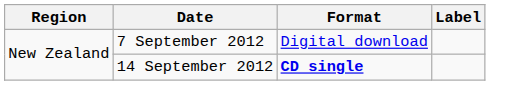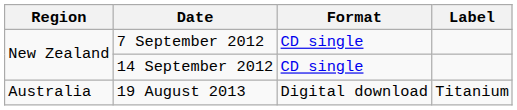(354, 42) Digital download -> (322, 42) CD single
(322, 67) bold -> (322, 67) normal
+ row: (181, 92)
